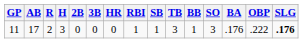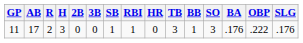columns swapped: (114, 12) <-> (157, 12)
(285, 29) bold -> (285, 29) normal
